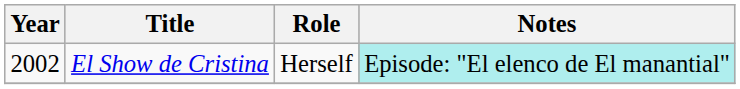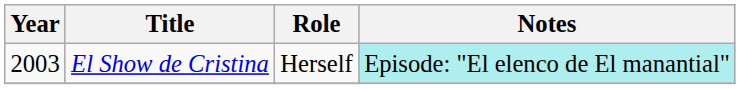(35, 63) 2002 -> (35, 63) 2003
